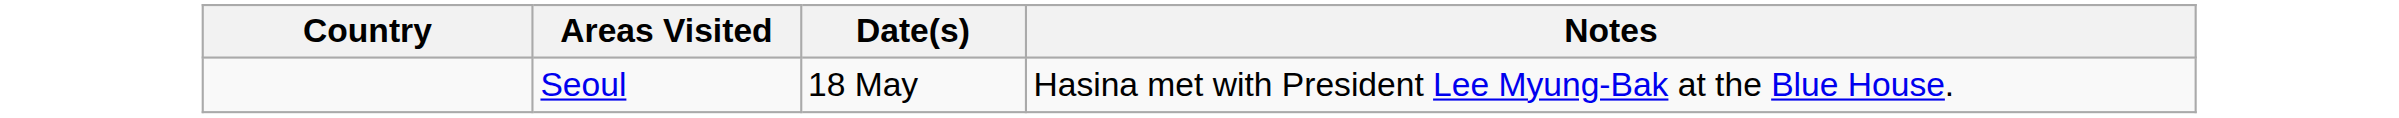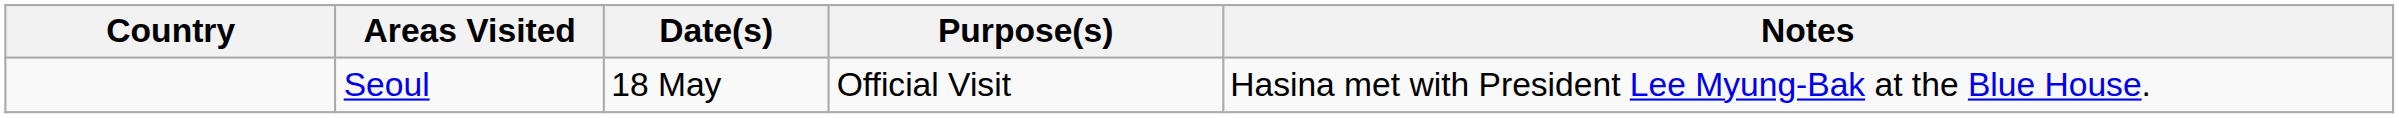+ column: (1026, 31)
